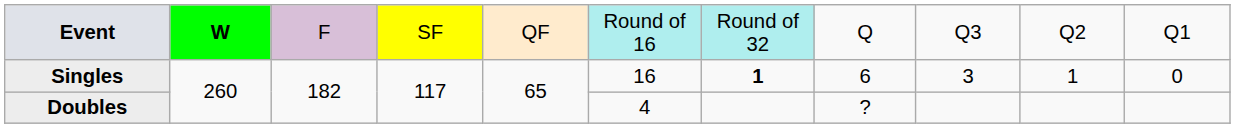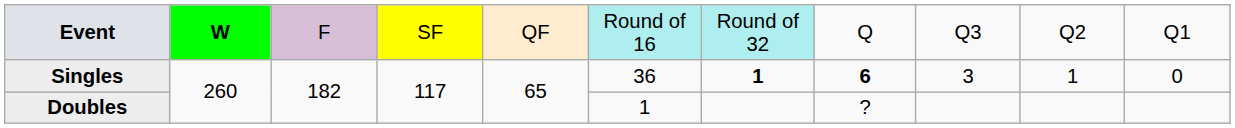(645, 76) 16 -> (645, 76) 36
(865, 76) normal -> (865, 76) bold
(645, 108) 4 -> (645, 108) 1
